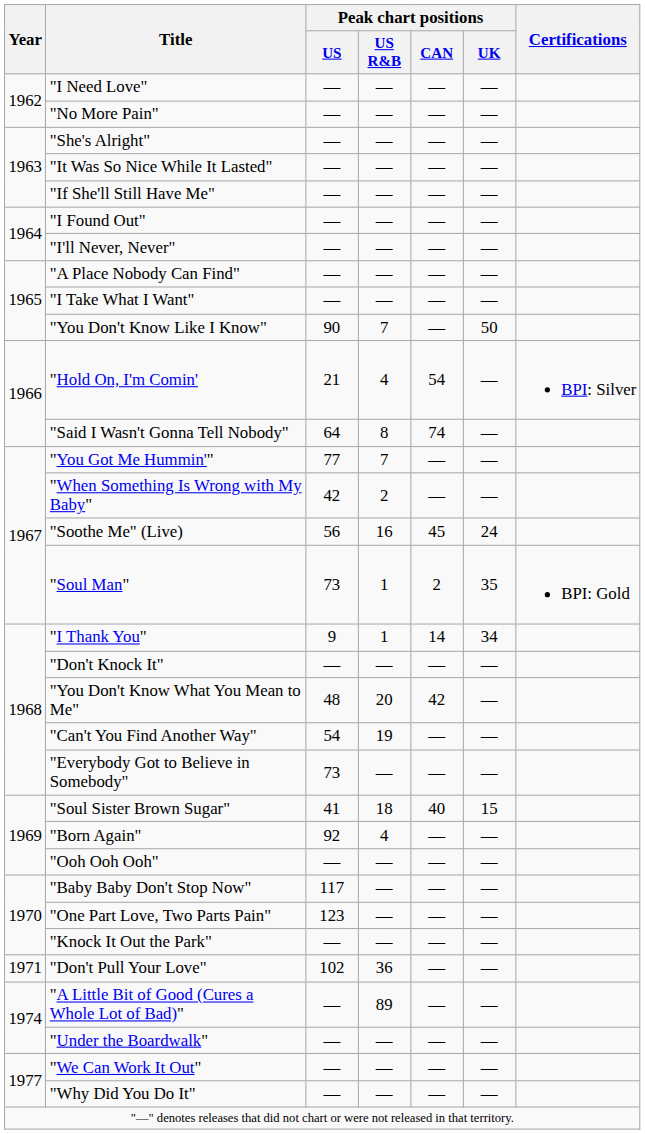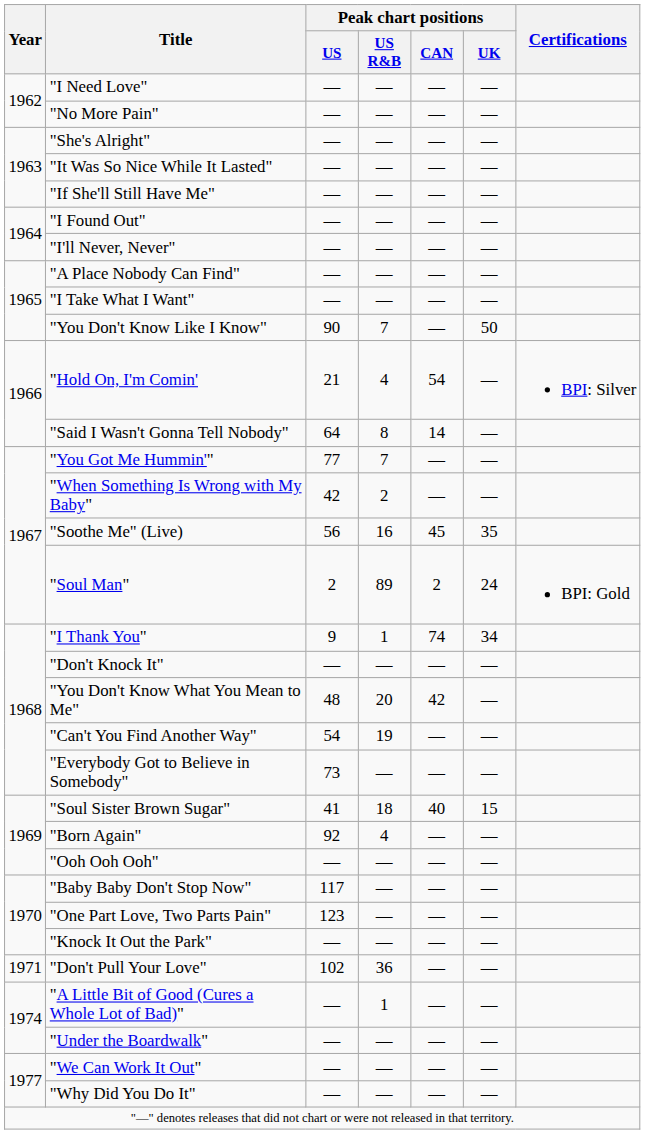(437, 432) 74 -> (437, 432) 14
(489, 531) 24 -> (489, 531) 35
(332, 584) 73 -> (332, 584) 2
(384, 584) 1 -> (384, 584) 89
(489, 584) 35 -> (489, 584) 24
(437, 637) 14 -> (437, 637) 74
(384, 1004) 89 -> (384, 1004) 1
